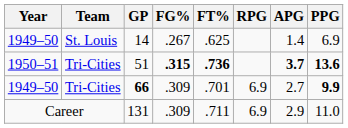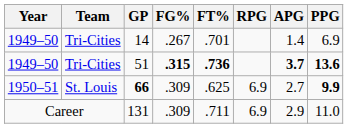(91, 40) St. Louis -> (93, 40) Tri-Cities
(217, 40) .625 -> (217, 40) .701
(33, 64) 1950–51 -> (33, 64) 1949–50
(33, 88) 1949–50 -> (33, 88) 1950–51
(93, 88) Tri-Cities -> (91, 88) St. Louis
(217, 88) .701 -> (217, 88) .625
